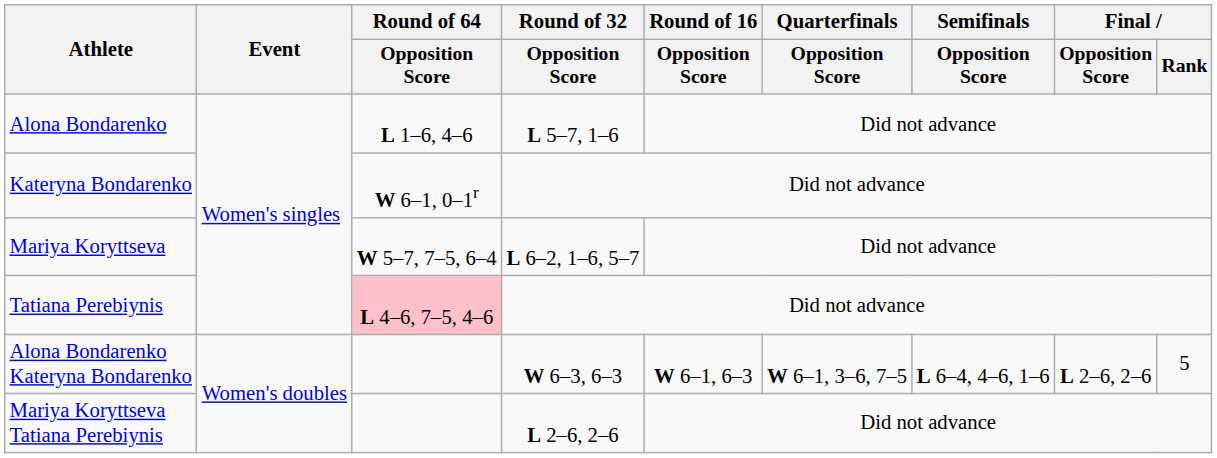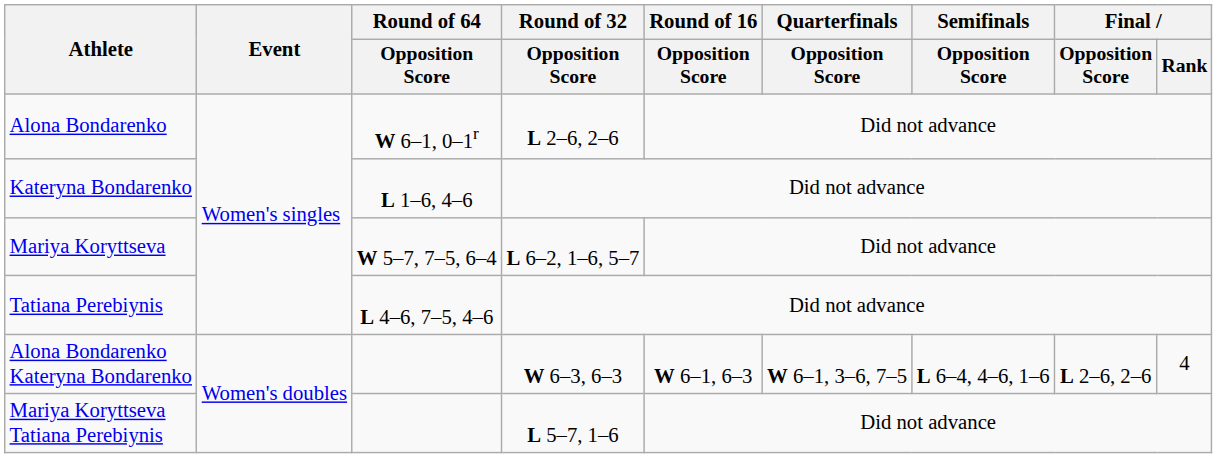(427, 136) L 1–6, 4–6 -> (427, 138) W 6–1, 0–1r
(573, 136) L 5–7, 1–6 -> (573, 138) L 2–6, 2–6
(427, 197) W 6–1, 0–1r -> (427, 200) L 1–6, 4–6
(427, 317) pink background -> (427, 317) no background
(1184, 364) 5 -> (1184, 364) 4
(573, 434) L 2–6, 2–6 -> (573, 434) L 5–7, 1–6
